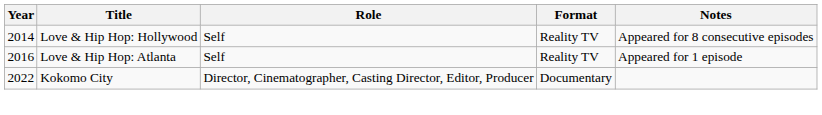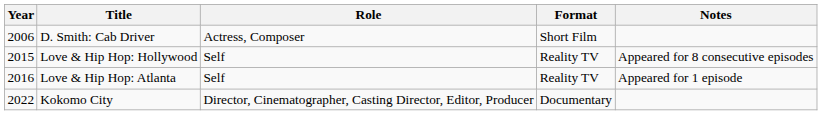+ row: (97, 36)
(21, 36) 2014 -> (21, 57) 2015
